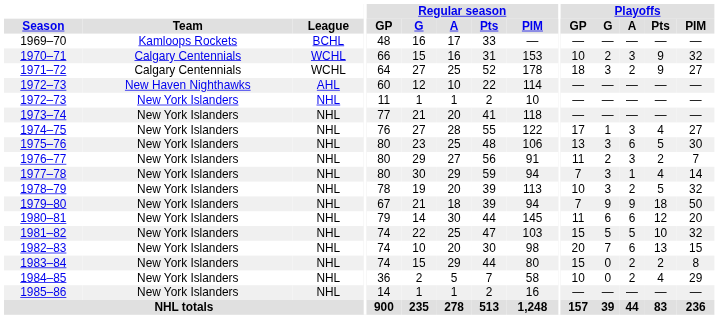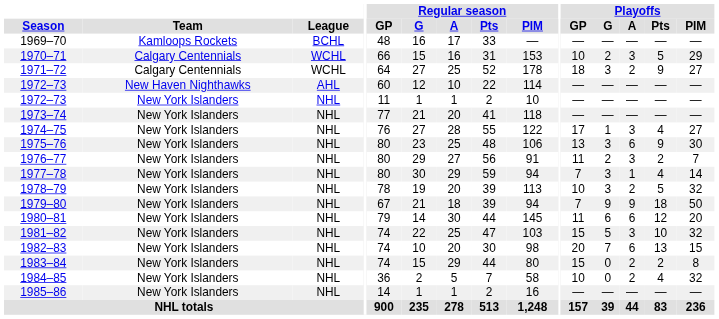(661, 55) 9 -> (661, 55) 5
(696, 55) 32 -> (696, 55) 29
(661, 144) 5 -> (661, 144) 9
(632, 233) 5 -> (632, 233) 3
(696, 277) 29 -> (696, 277) 32
